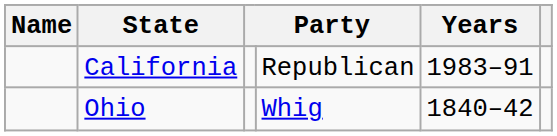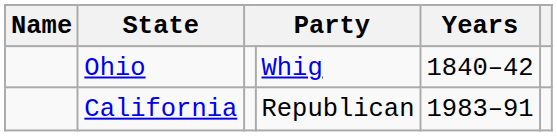rows swapped: (115, 109) <-> (161, 67)
